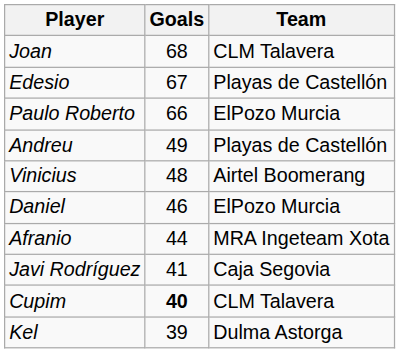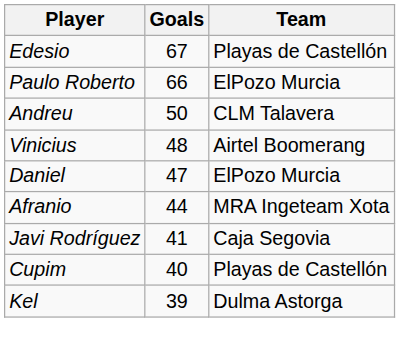- row: (30, 51)
(177, 144) 49 -> (177, 113) 50
(300, 144) Playas de Castellón -> (274, 113) CLM Talavera
(177, 207) 46 -> (177, 176) 47
(177, 301) bold -> (177, 269) normal
(274, 301) CLM Talavera -> (300, 269) Playas de Castellón
